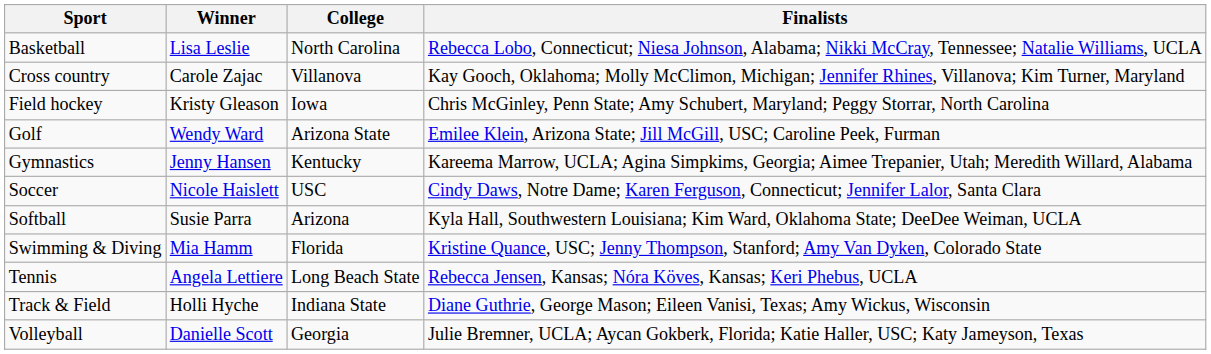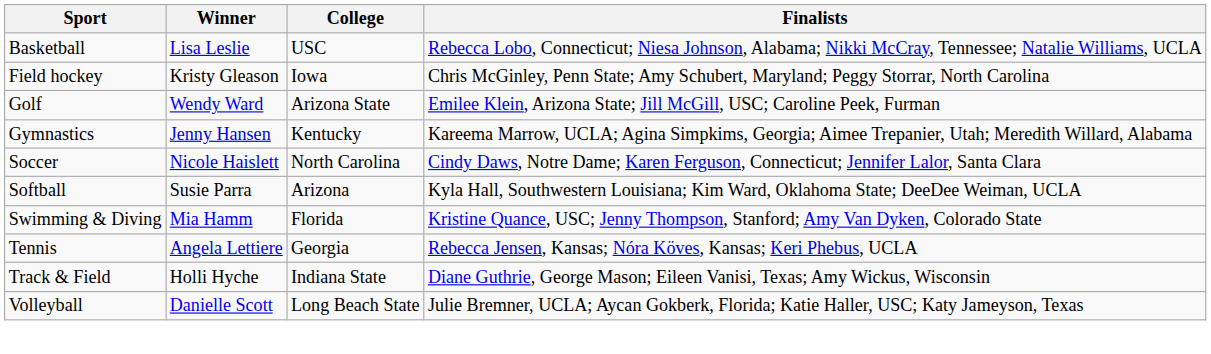(346, 47) North Carolina -> (309, 47) USC
- row: (59, 76)
(309, 190) USC -> (346, 162) North Carolina
(355, 276) Long Beach State -> (320, 248) Georgia
(320, 334) Georgia -> (355, 305) Long Beach State
